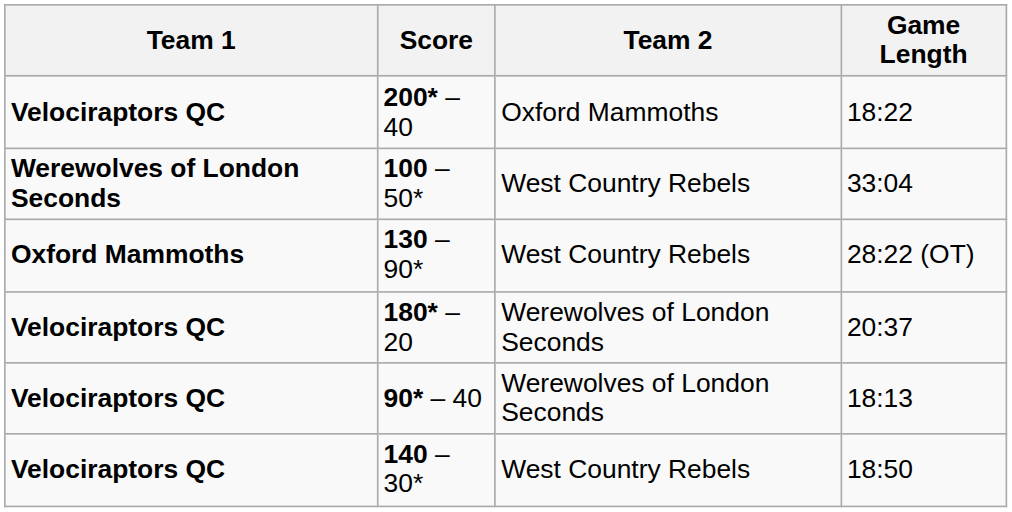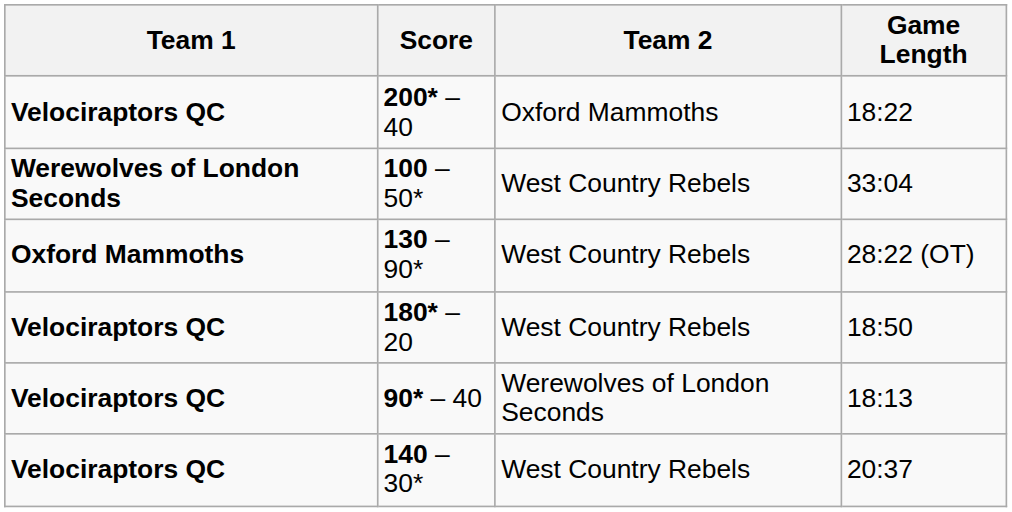(635, 326) Werewolves of London Seconds -> (626, 326) West Country Rebels
(880, 326) 20:37 -> (880, 326) 18:50
(880, 469) 18:50 -> (880, 469) 20:37
